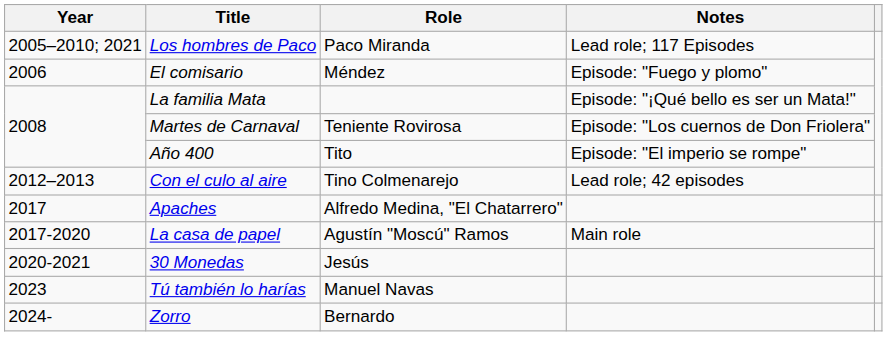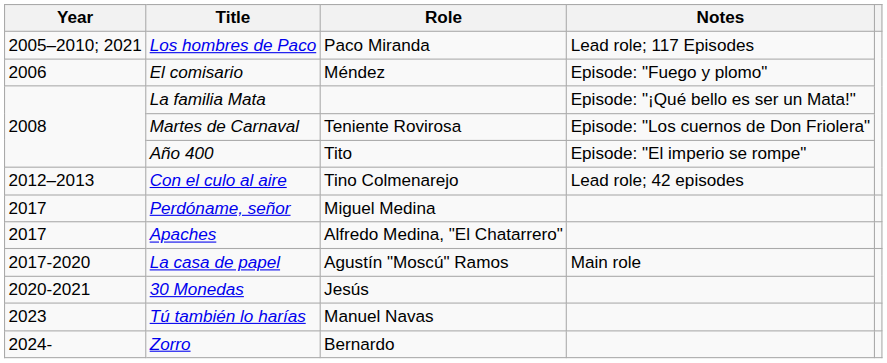+ row: (220, 208)
